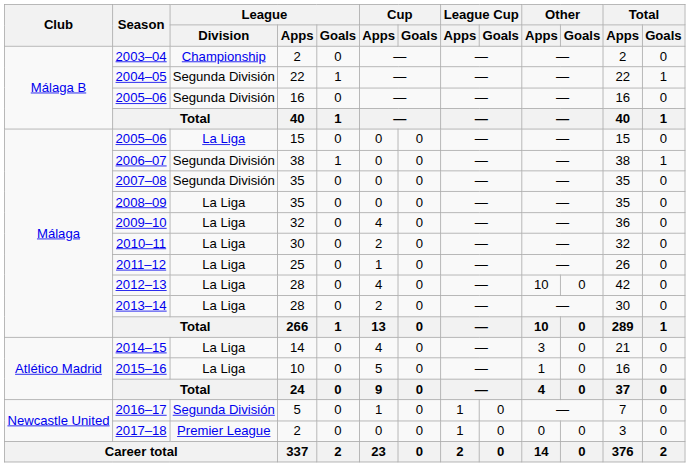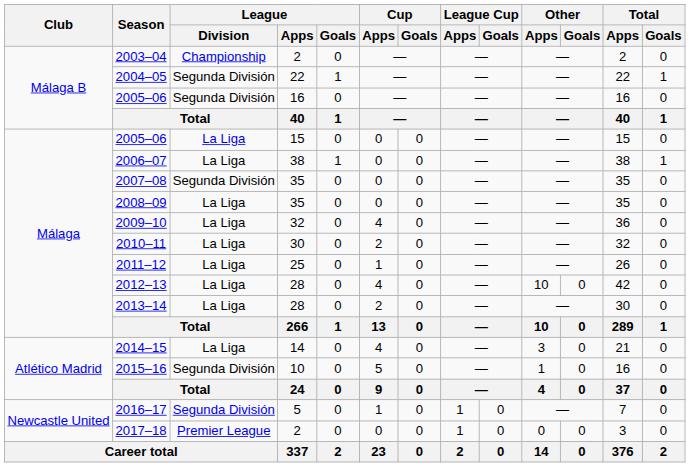(224, 160) Segunda División -> (224, 160) La Liga
(224, 368) La Liga -> (224, 368) Segunda División
